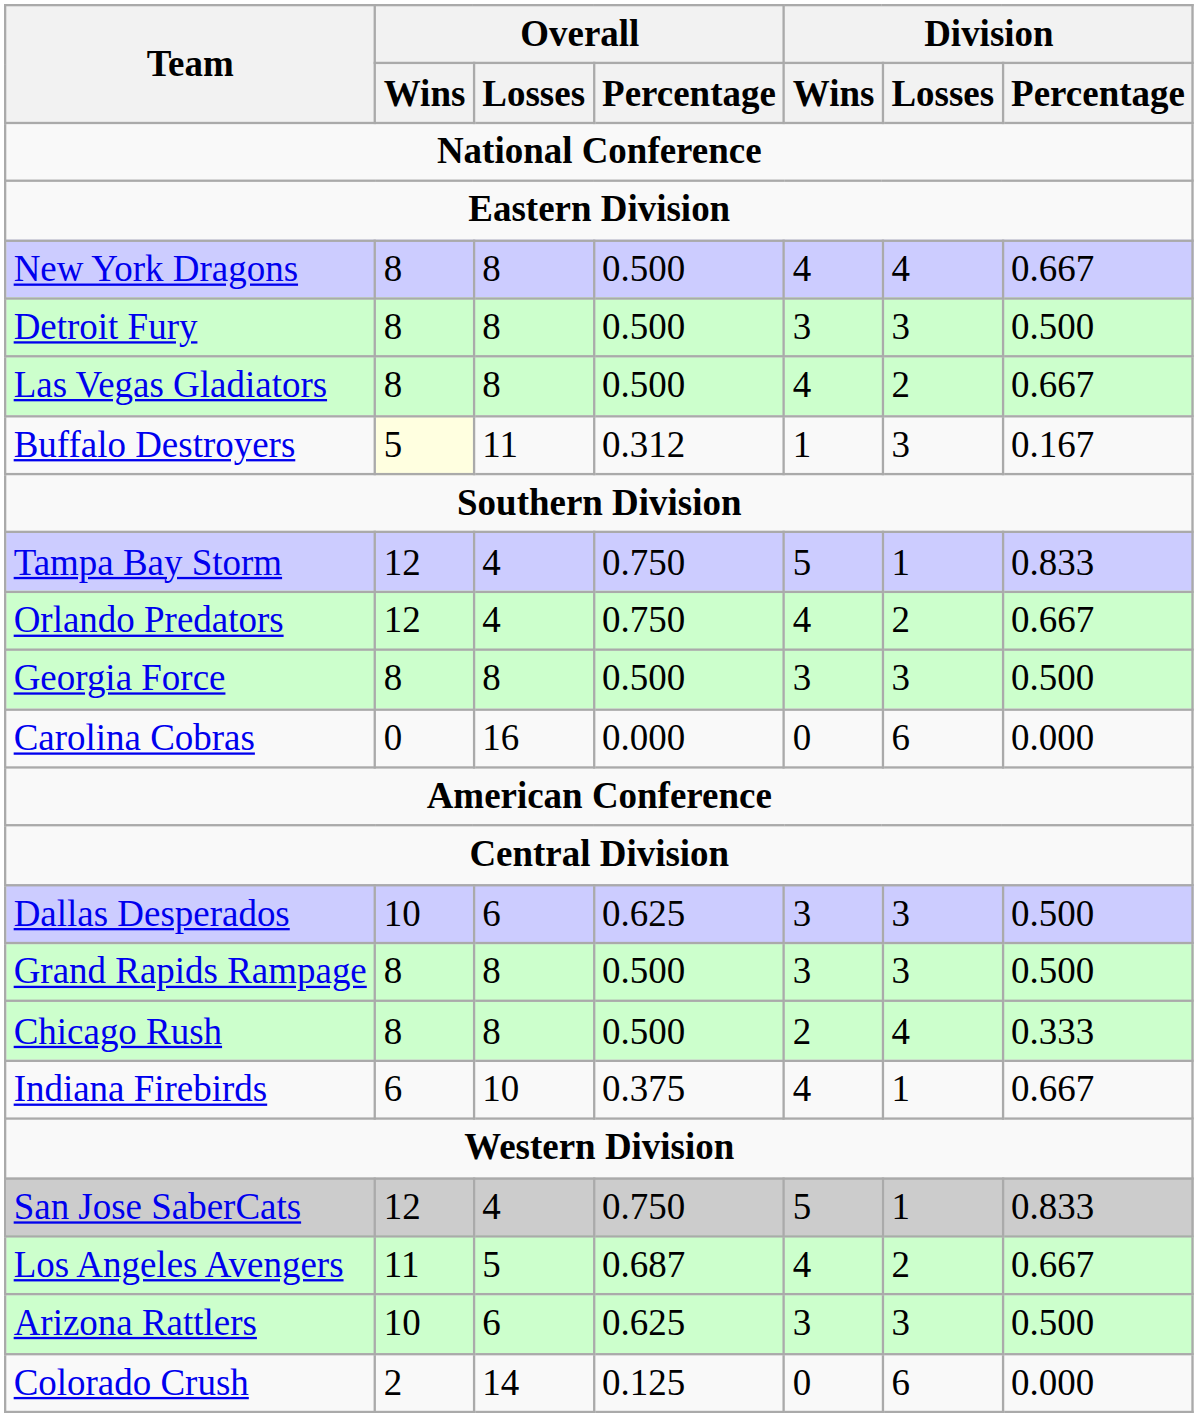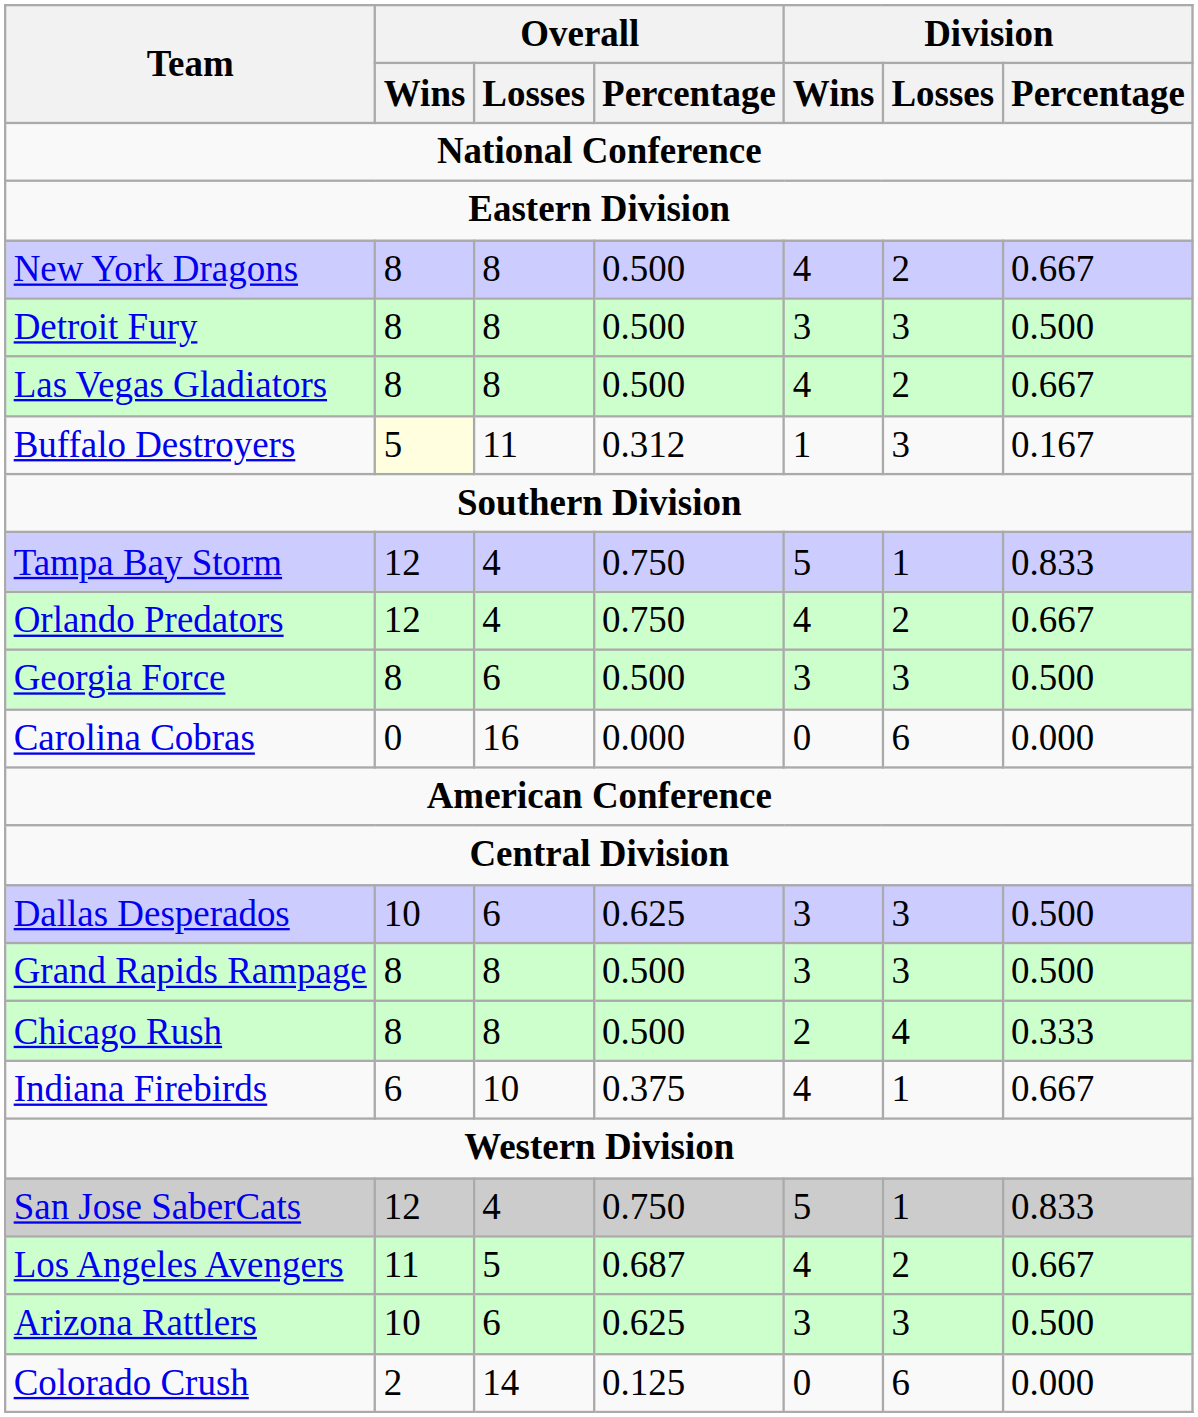(901, 268) 4 -> (901, 268) 2
(492, 678) 8 -> (492, 678) 6
